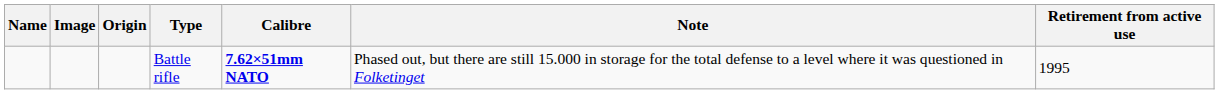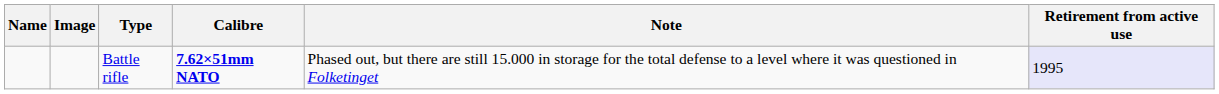- column: (125, 25)
(1054, 67) no background -> (1048, 67) lavender background
